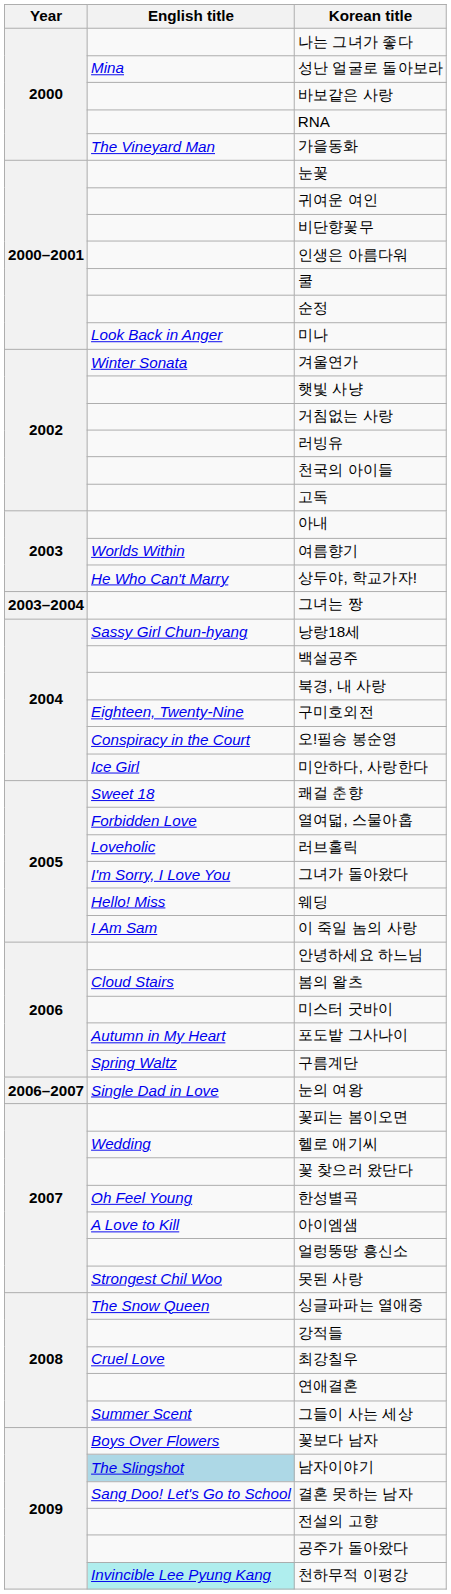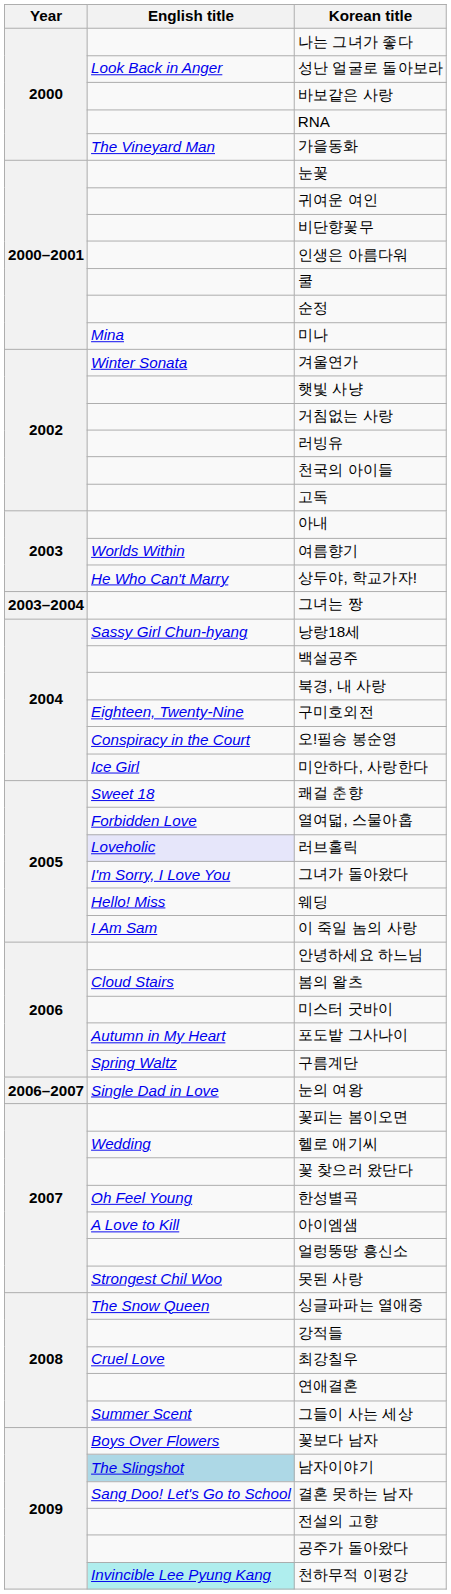(108, 69) Mina -> (157, 69) Look Back in Anger
(157, 335) Look Back in Anger -> (108, 335) Mina
(123, 847) no background -> (123, 847) lavender background
